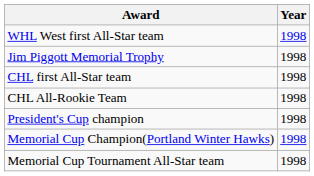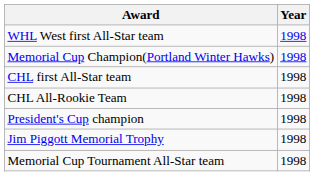rows swapped: (86, 56) <-> (141, 139)
